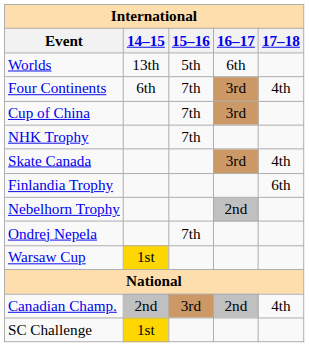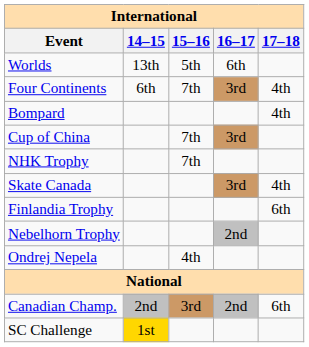+ row: (36, 112)
(191, 233) 7th -> (191, 257) 4th
- row: (47, 257)
(281, 305) 4th -> (281, 305) 6th
